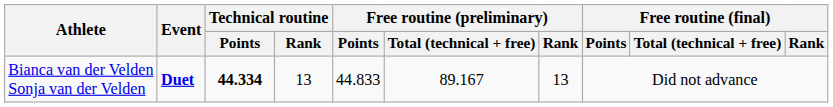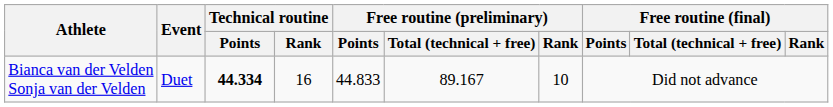(178, 79) bold -> (177, 79) normal
(303, 79) 13 -> (303, 79) 16
(560, 79) 13 -> (560, 79) 10
